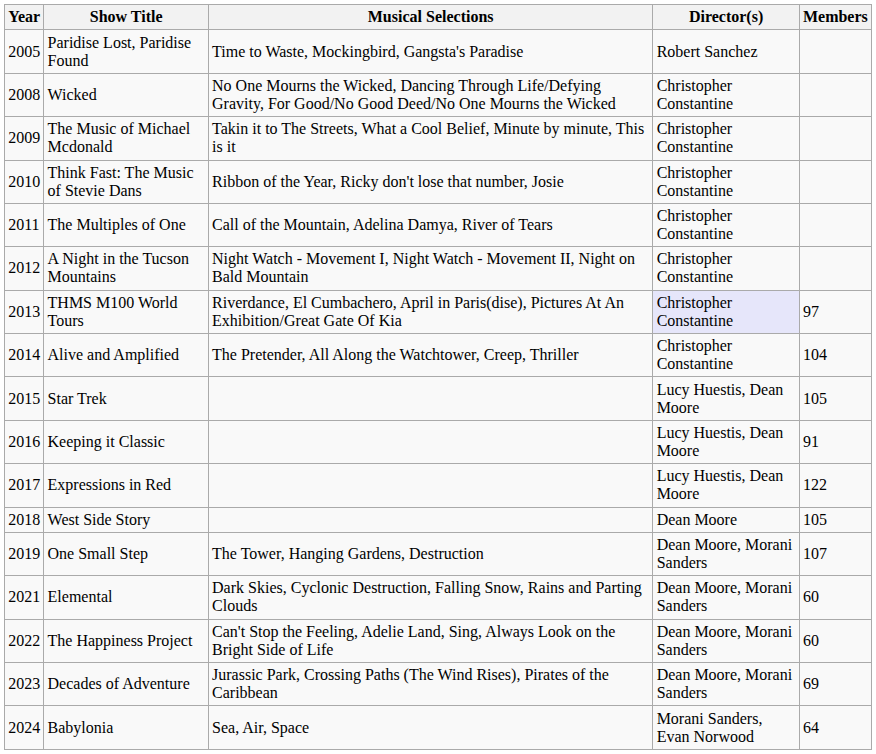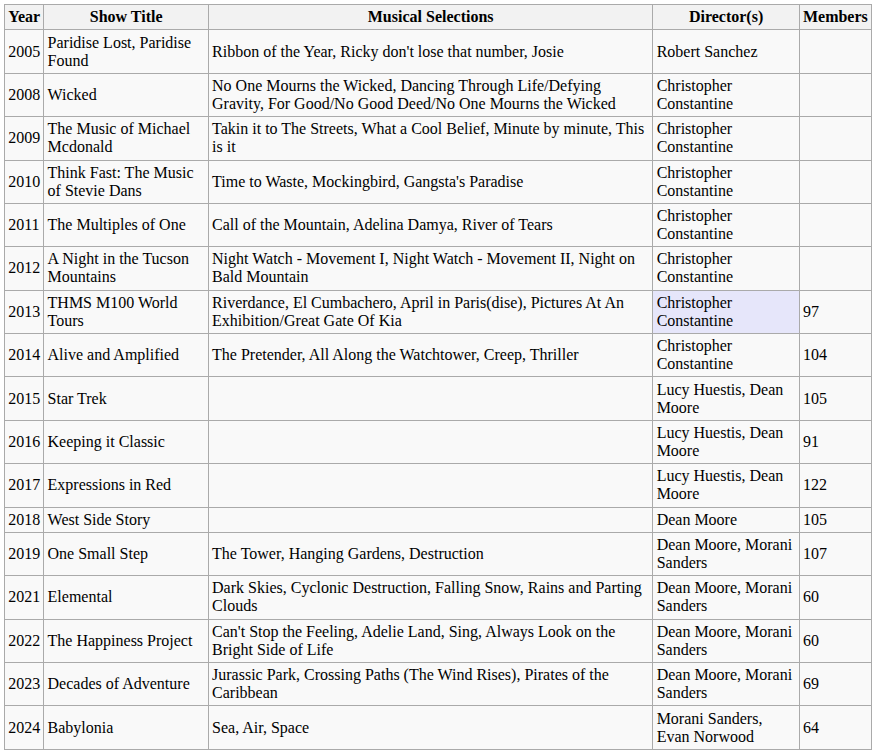(368, 51) Time to Waste, Mockingbird, Gangsta's Paradise -> (388, 51) Ribbon of the Year, Ricky don't lose that number, Josie
(388, 181) Ribbon of the Year, Ricky don't lose that number, Josie -> (368, 181) Time to Waste, Mockingbird, Gangsta's Paradise
